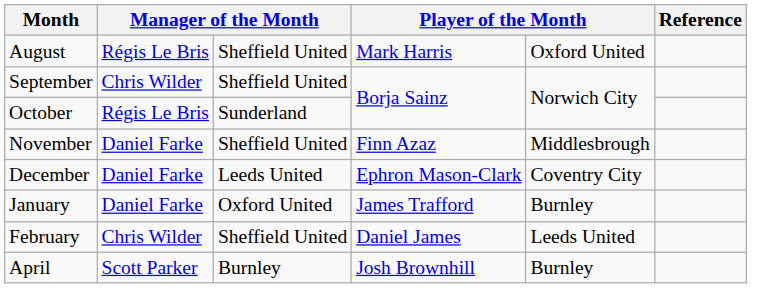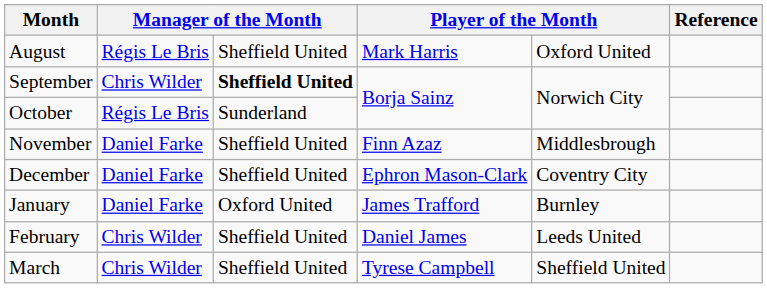(283, 81) normal -> (285, 81) bold
(270, 174) Leeds United -> (283, 174) Sheffield United
+ row: (35, 267)
- row: (30, 267)
